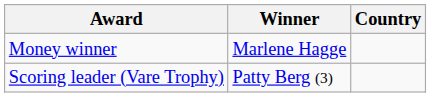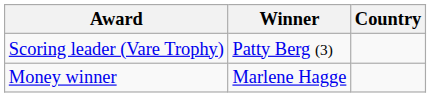rows swapped: (63, 48) <-> (116, 77)
